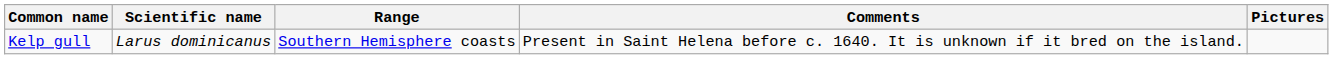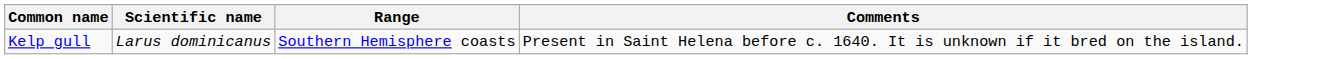- column: (1288, 17)
